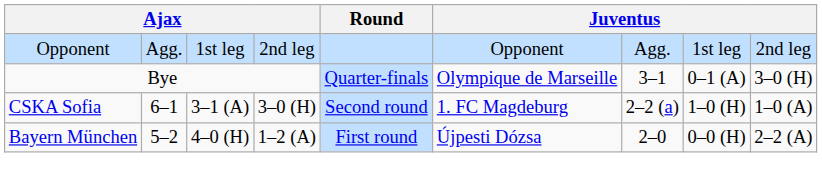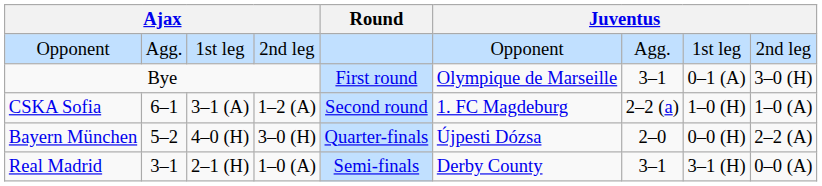(376, 78) Quarter-finals -> (376, 78) First round
(287, 107) 3–0 (H) -> (287, 107) 1–2 (A)
(287, 136) 1–2 (A) -> (287, 136) 3–0 (H)
(376, 136) First round -> (376, 136) Quarter-finals
+ row: (56, 166)
